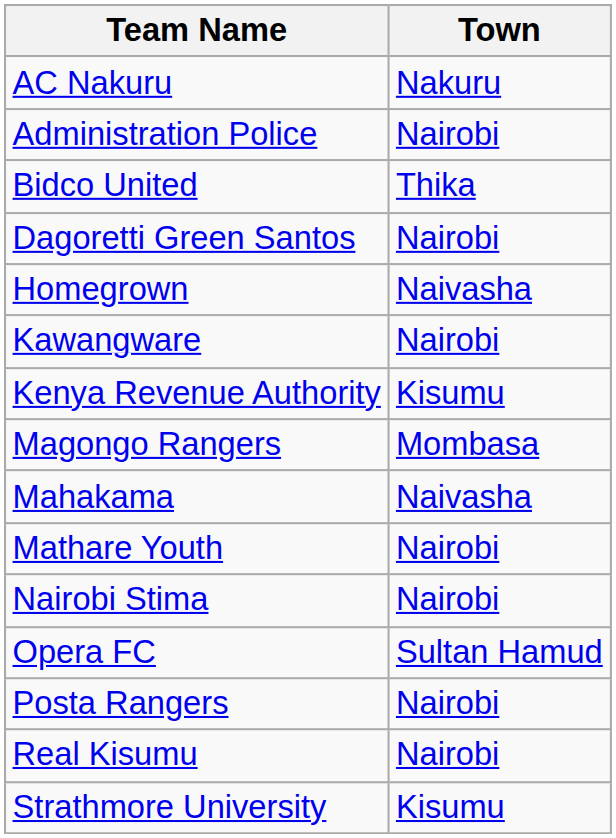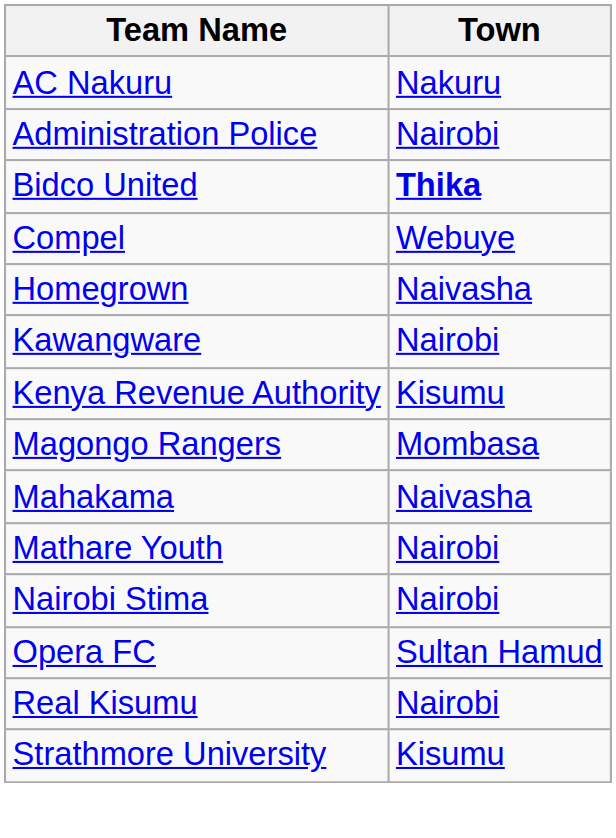(436, 185) normal -> (439, 185) bold
+ row: (69, 237)
- row: (184, 237)
- row: (121, 703)
